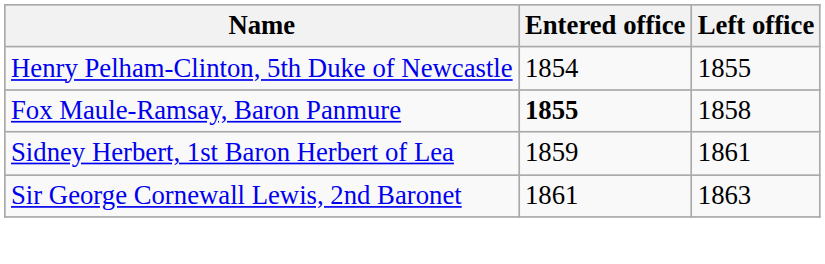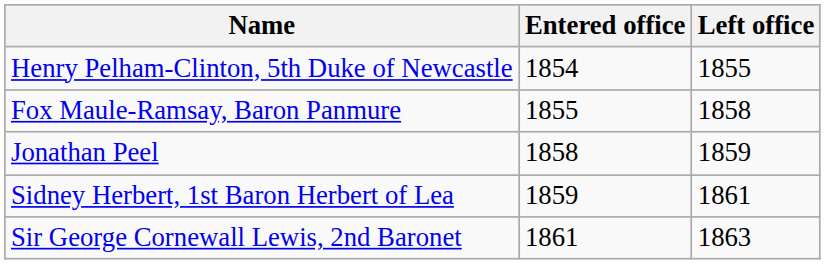(552, 110) bold -> (552, 110) normal
+ row: (85, 152)
